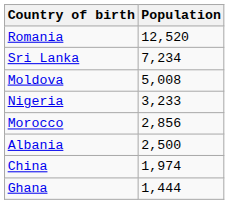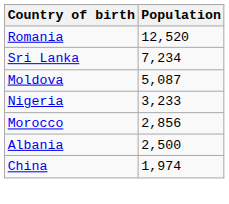(161, 80) 5,008 -> (161, 80) 5,087
- row: (28, 188)
